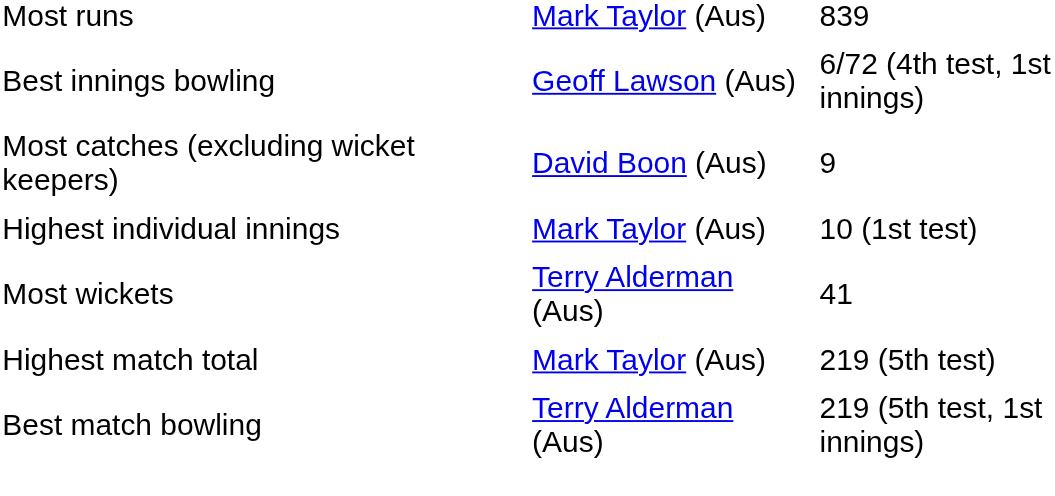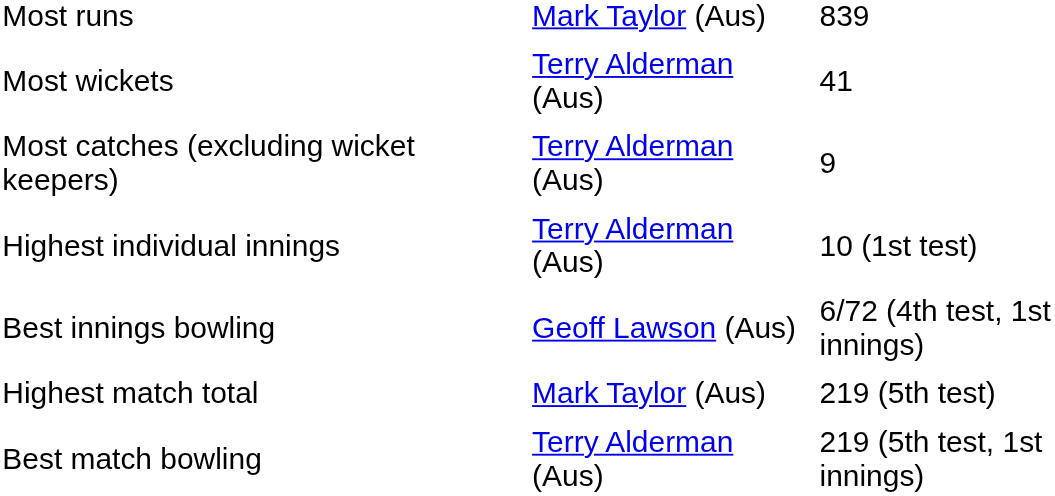rows swapped: (88, 294) <-> (139, 81)
(649, 163) David Boon (Aus) -> (633, 163) Terry Alderman (Aus)
(649, 228) Mark Taylor (Aus) -> (633, 245) Terry Alderman (Aus)
